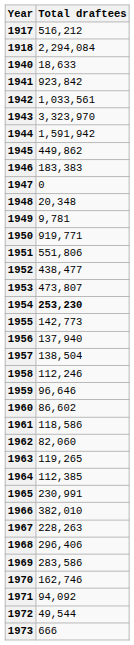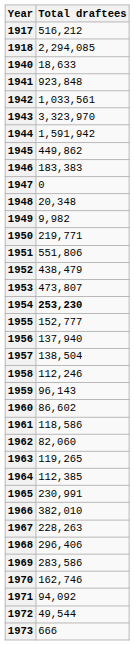(67, 48) 2,294,084 -> (67, 48) 2,294,085
(60, 82) 923,842 -> (60, 82) 923,848
(54, 219) 9,781 -> (54, 219) 9,982
(60, 237) 919,771 -> (60, 237) 219,771
(60, 271) 438,477 -> (60, 271) 438,479
(60, 322) 142,773 -> (60, 322) 152,777
(57, 391) 96,646 -> (57, 391) 96,143
